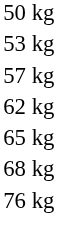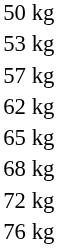+ row: (29, 200)
